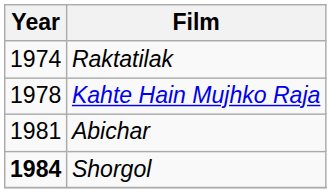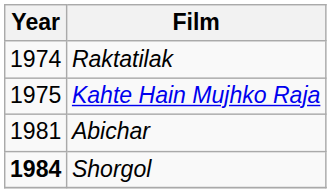(36, 95) 1978 -> (36, 95) 1975
